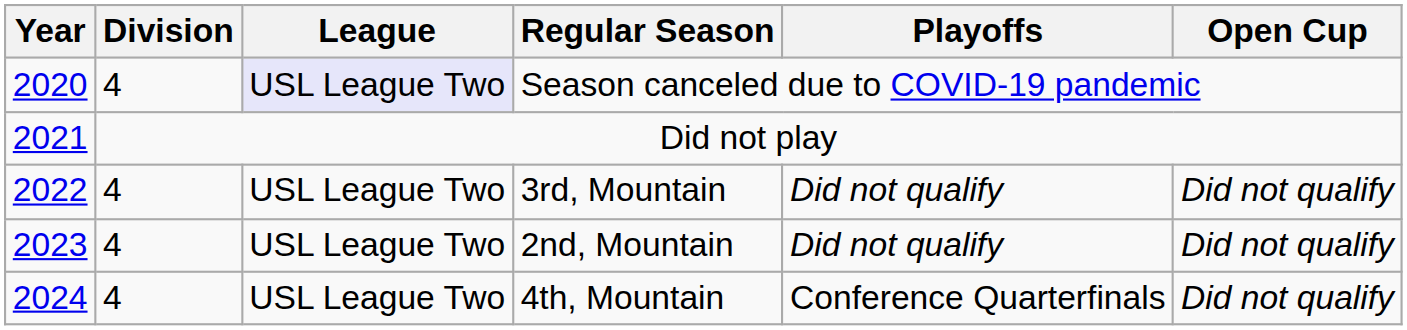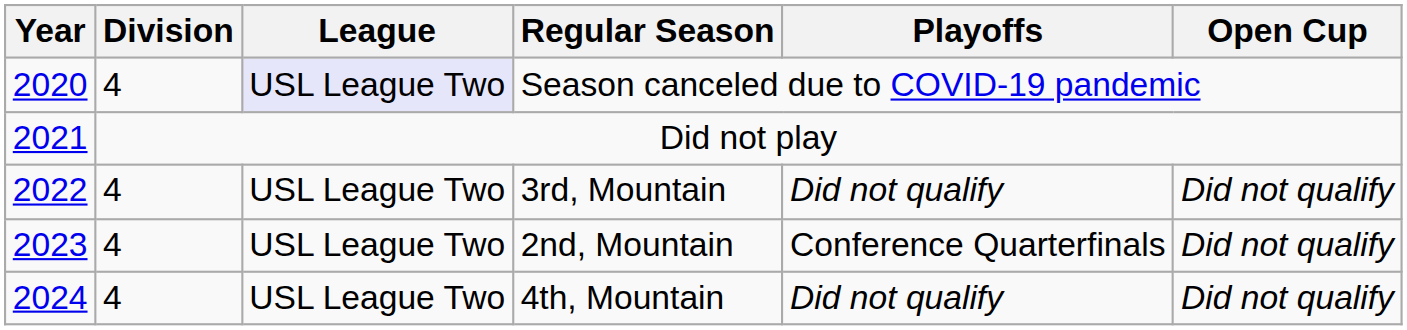(897, 244) Did not qualify -> (978, 244) Conference Quarterfinals
(978, 297) Conference Quarterfinals -> (897, 297) Did not qualify
